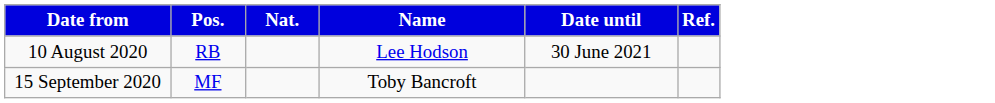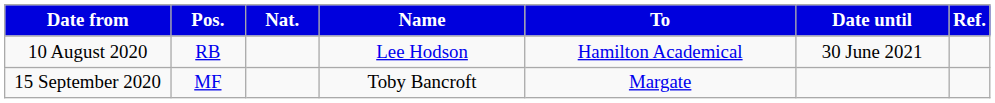+ column: (660, 20)
